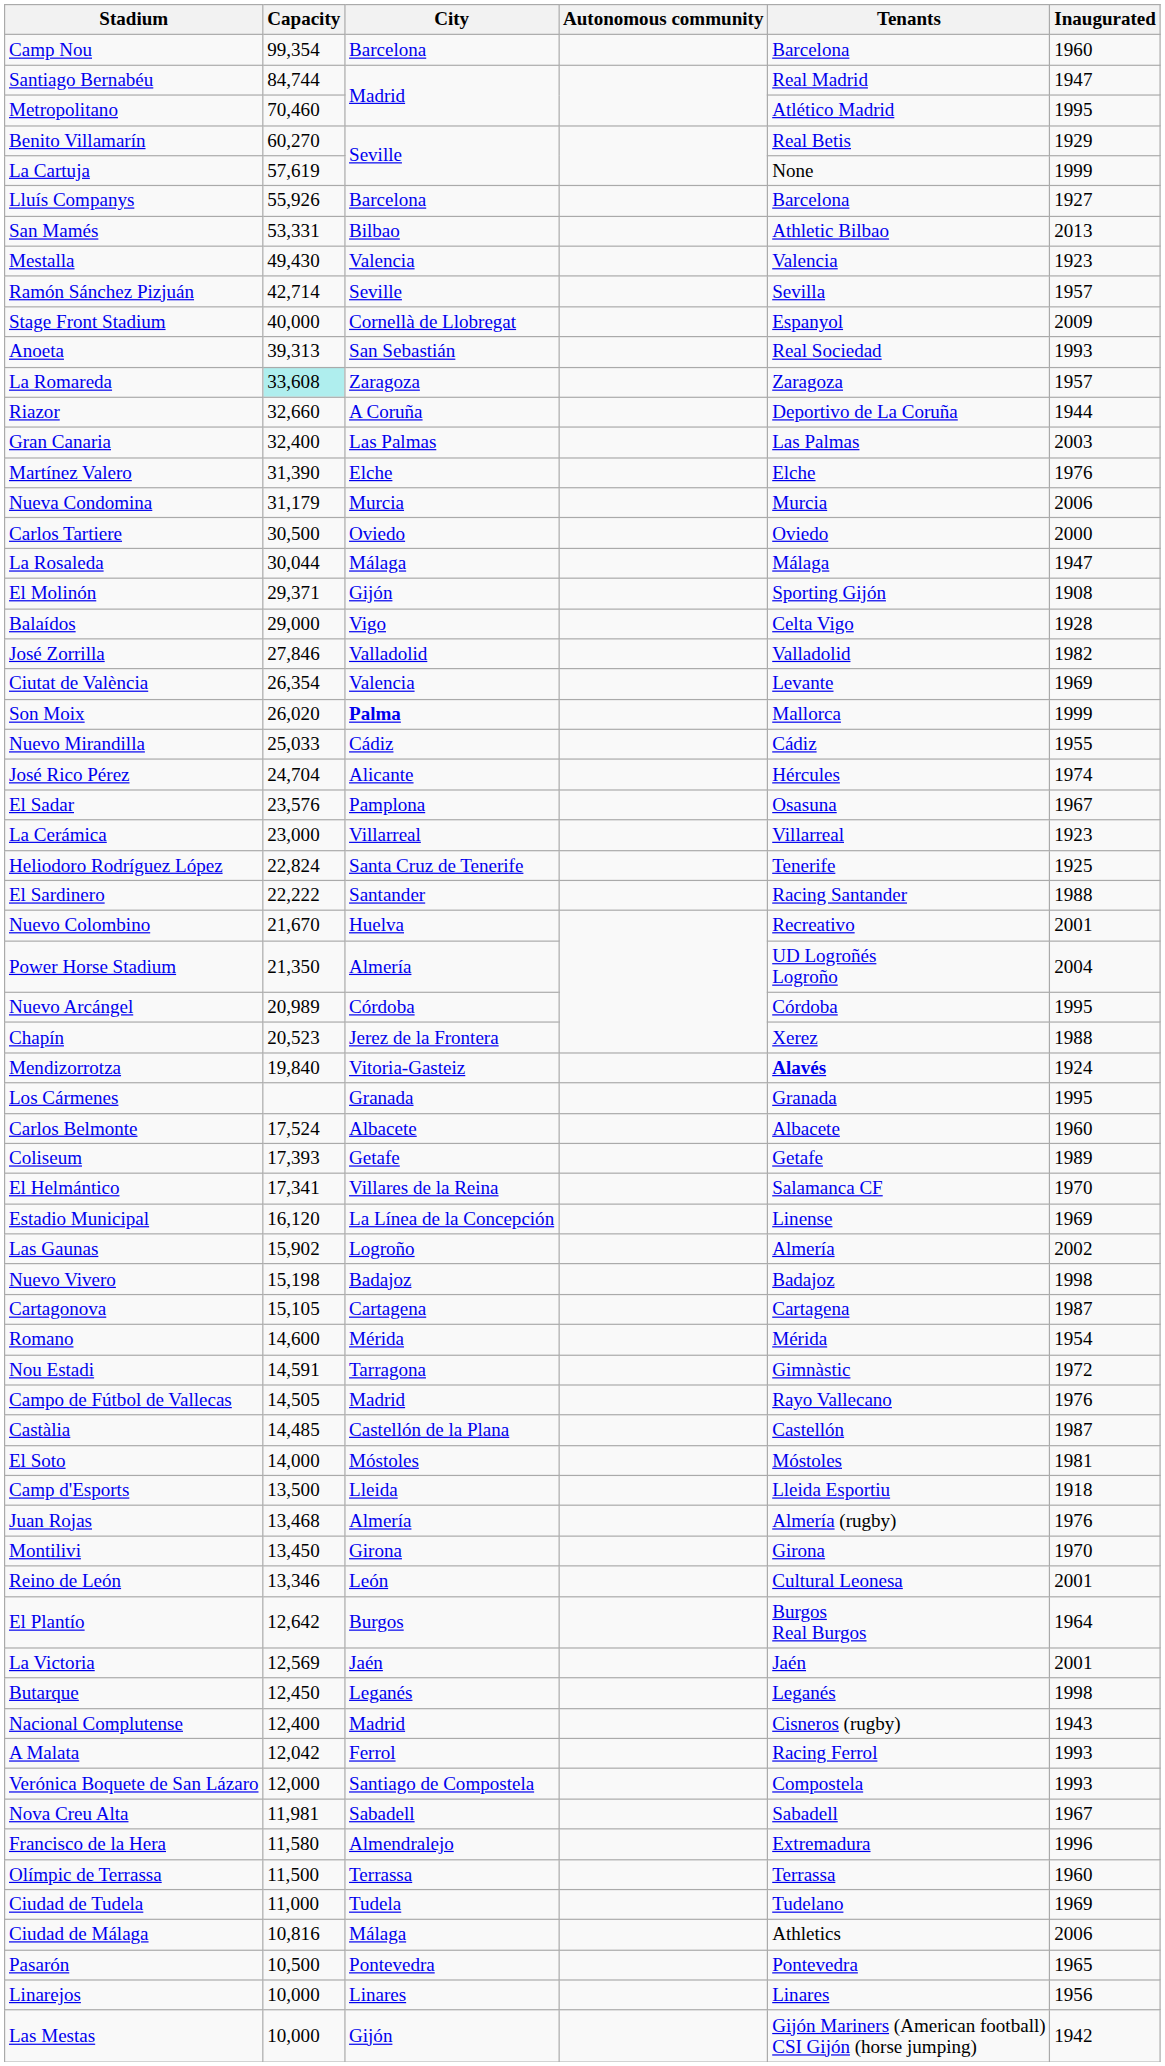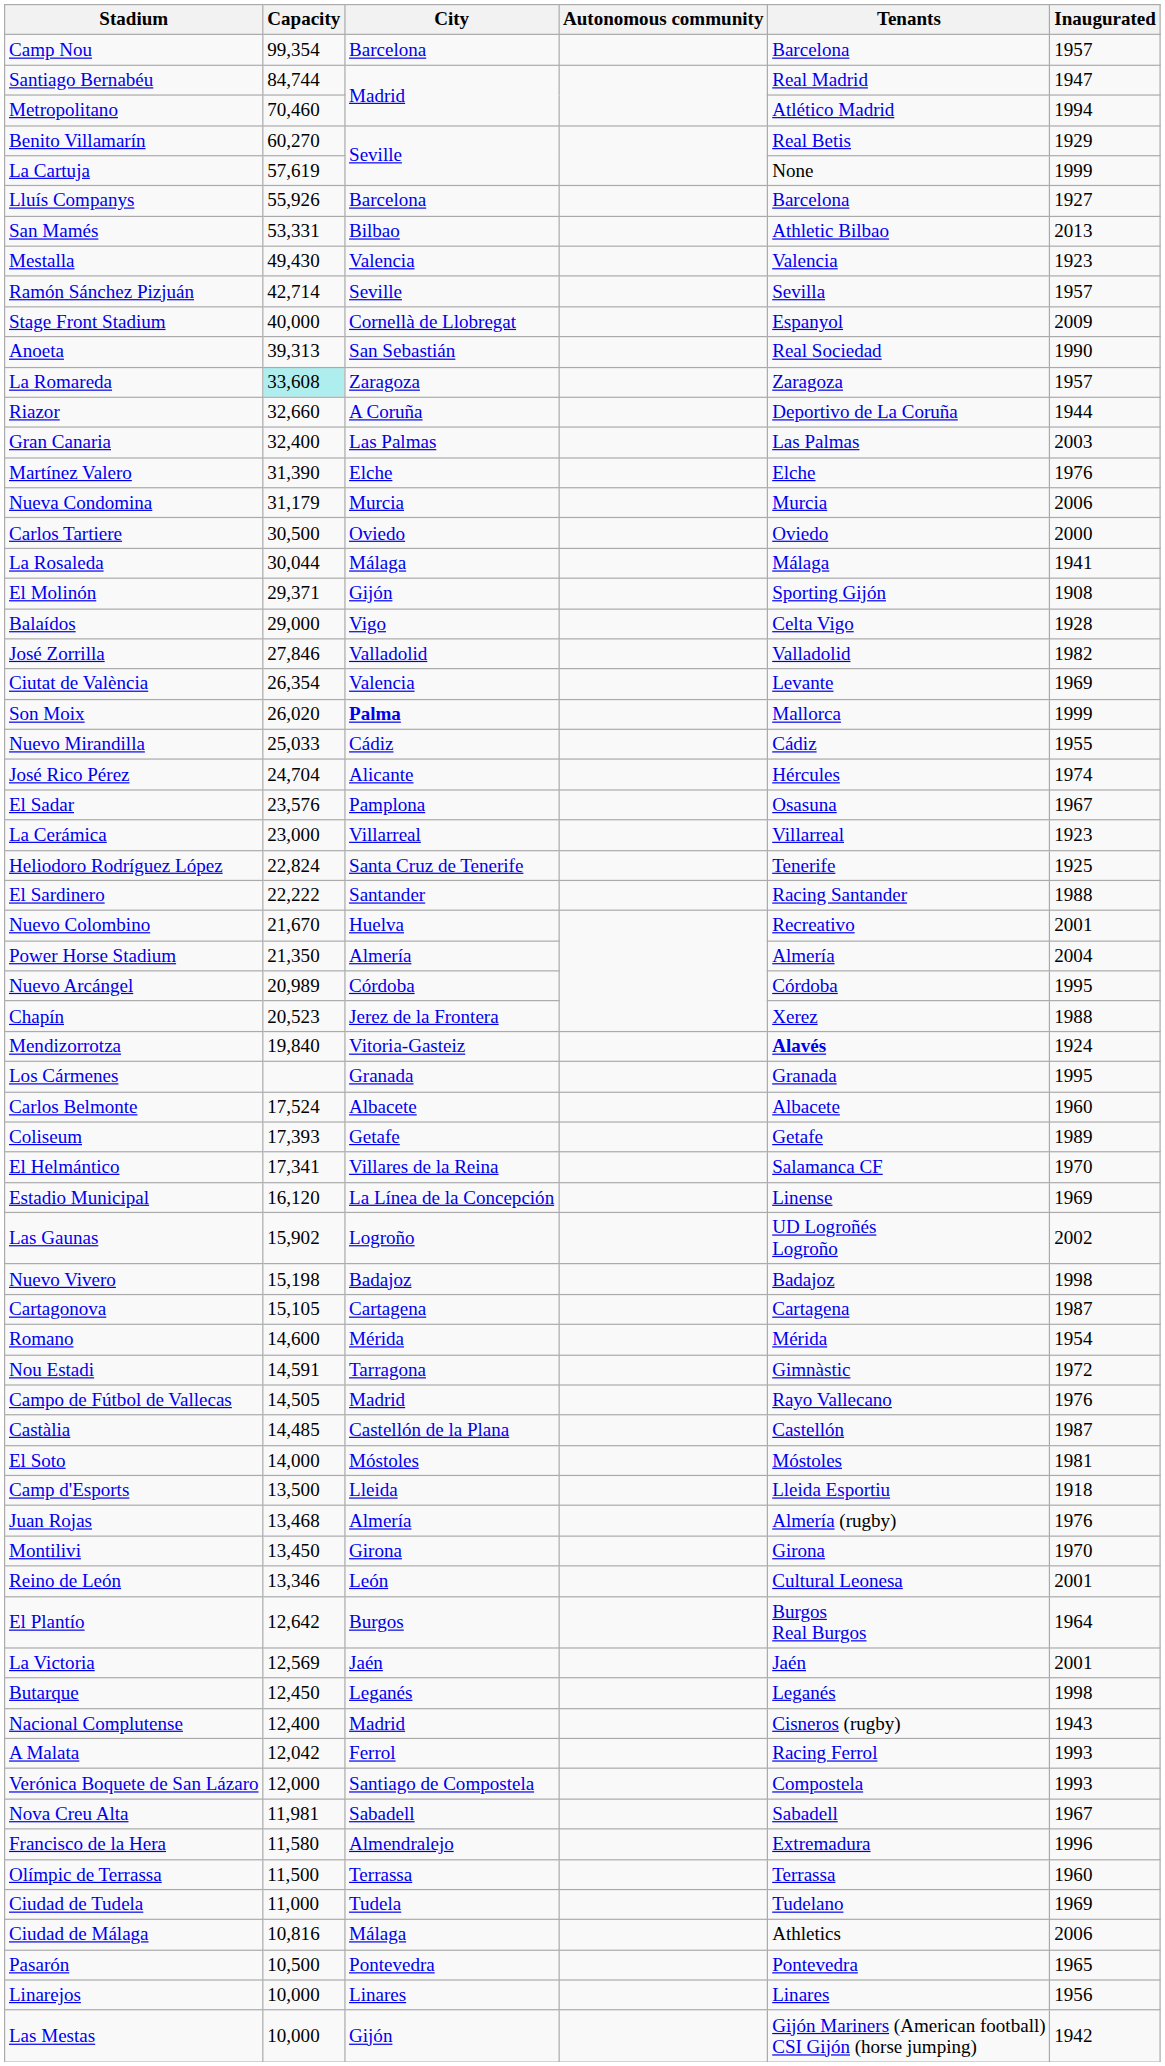(1073, 49) 1960 -> (1073, 49) 1957
(1073, 110) 1995 -> (1073, 110) 1994
(1073, 351) 1993 -> (1073, 351) 1990
(1073, 563) 1947 -> (1073, 563) 1941
(824, 966) UD Logroñés Logroño -> (803, 955) Almería
(803, 1248) Almería -> (824, 1238) UD Logroñés Logroño
